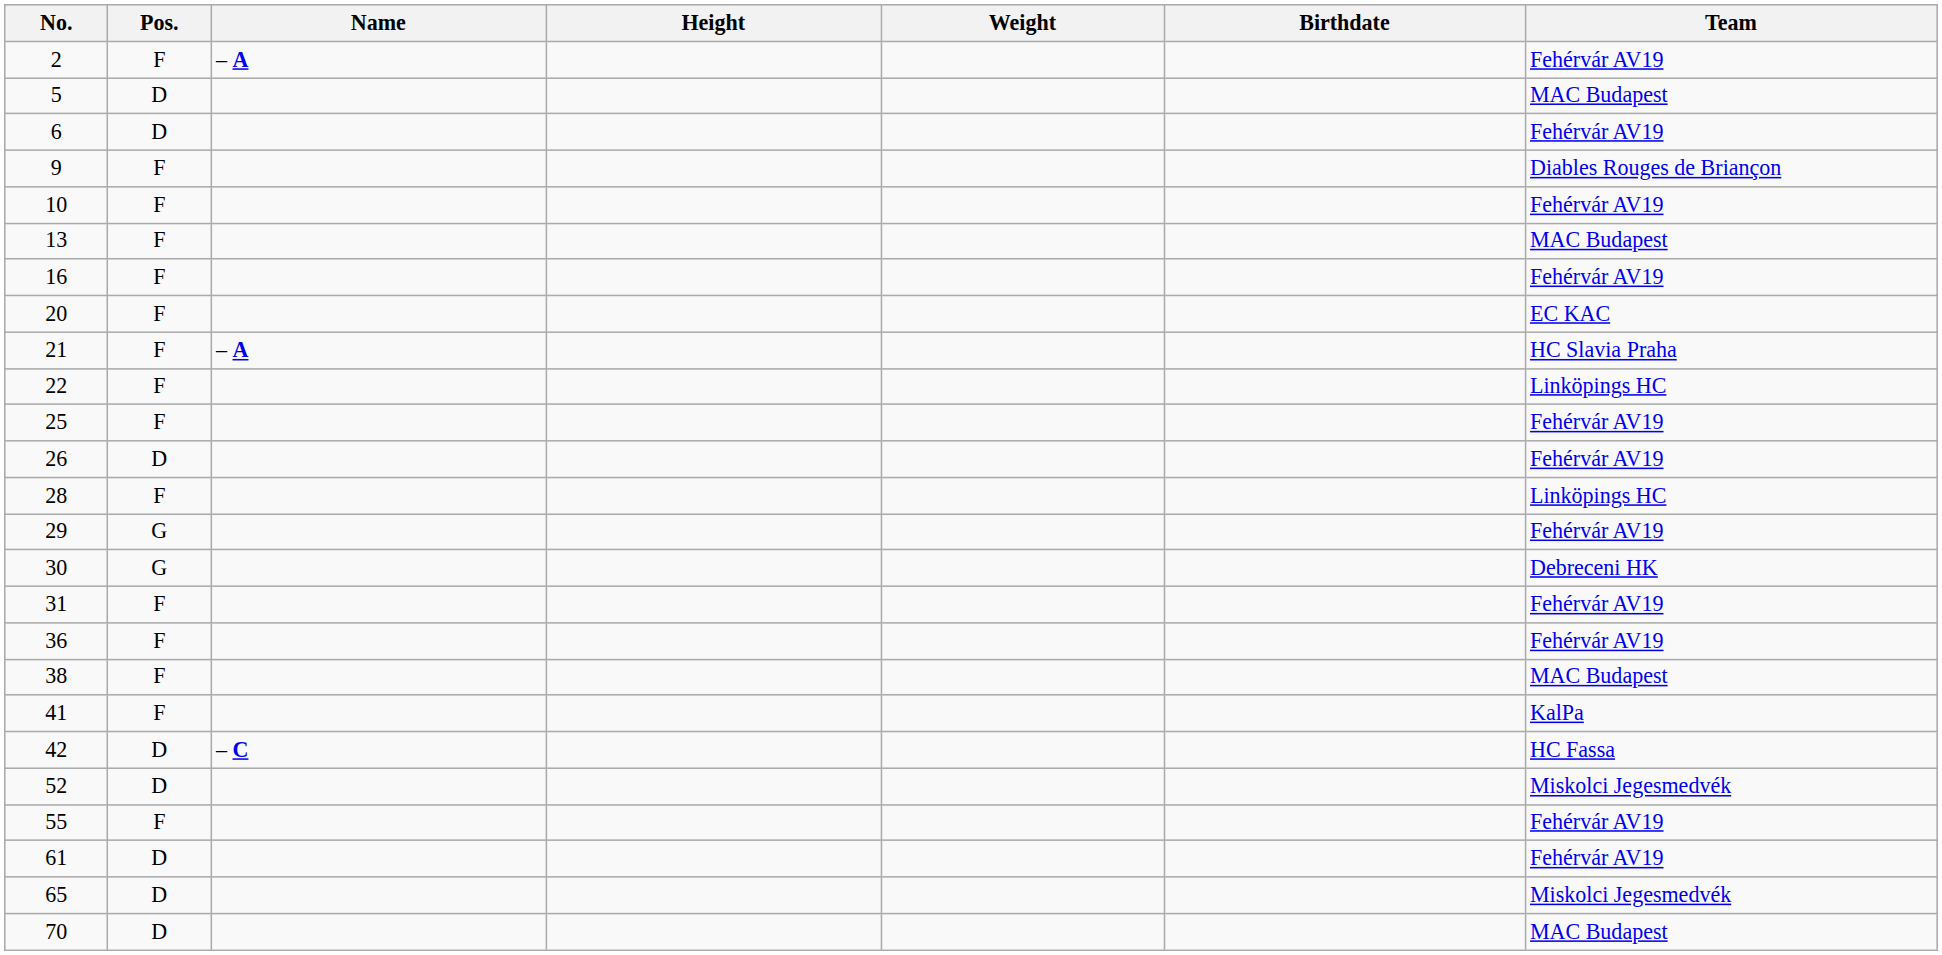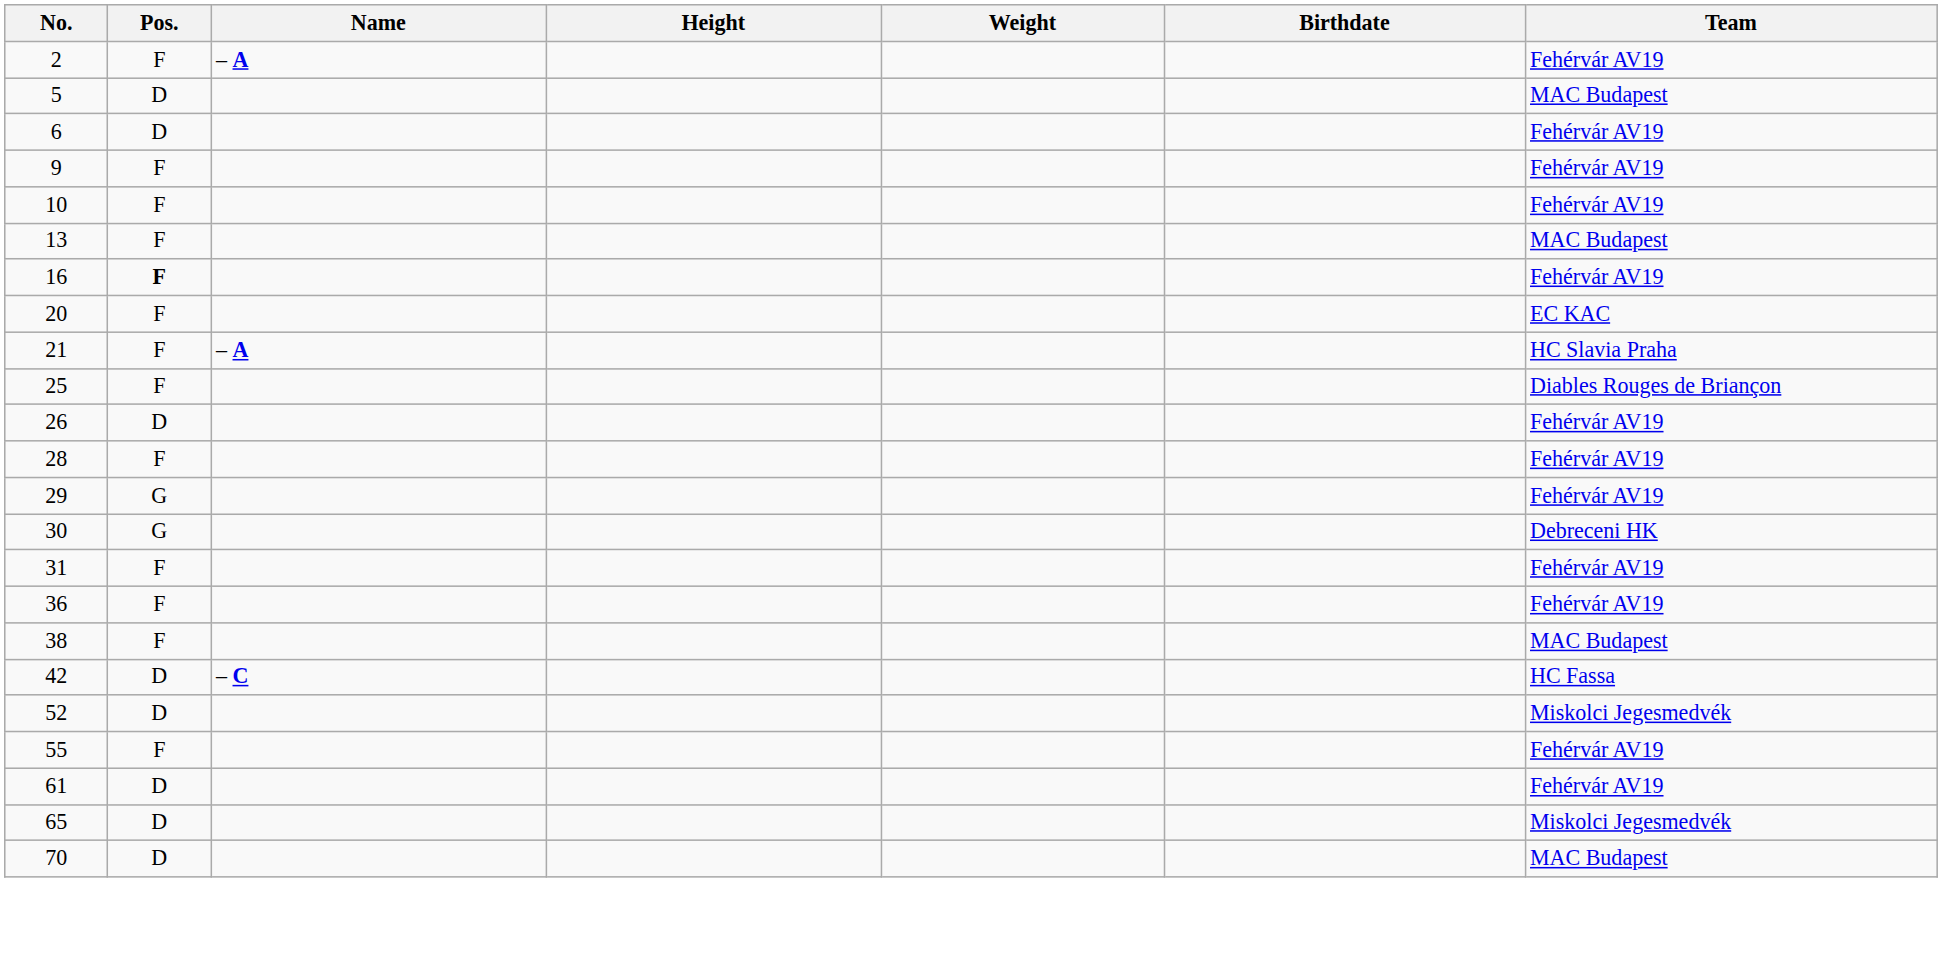(1656, 168) Diables Rouges de Briançon -> (1597, 168) Fehérvár AV19
(159, 277) normal -> (159, 277) bold
- row: (56, 386)
(1597, 422) Fehérvár AV19 -> (1656, 386) Diables Rouges de Briançon
(1598, 495) Linköpings HC -> (1597, 459) Fehérvár AV19
- row: (56, 713)
